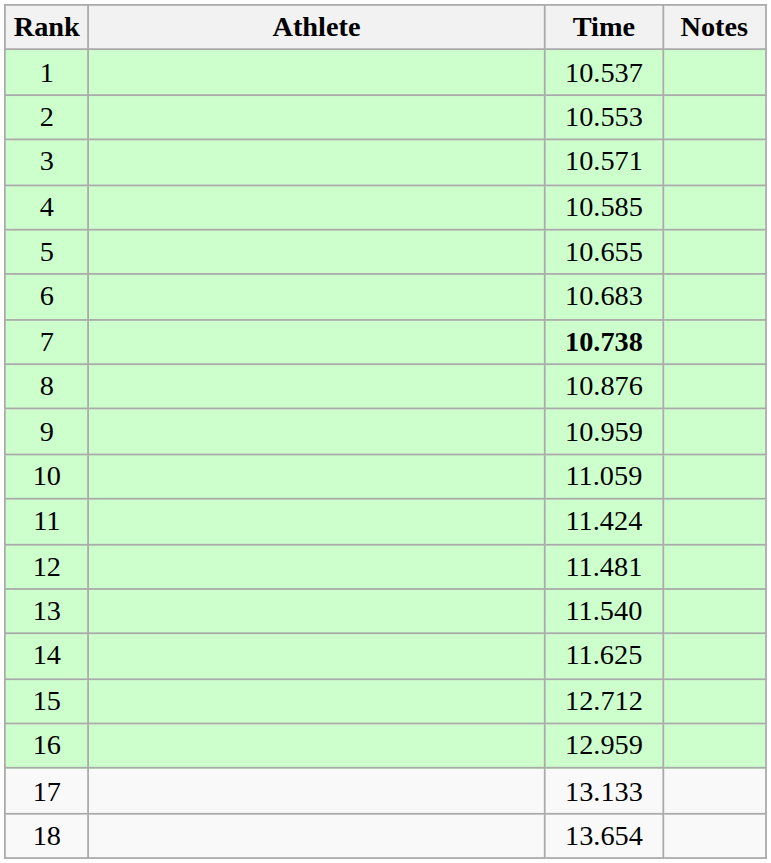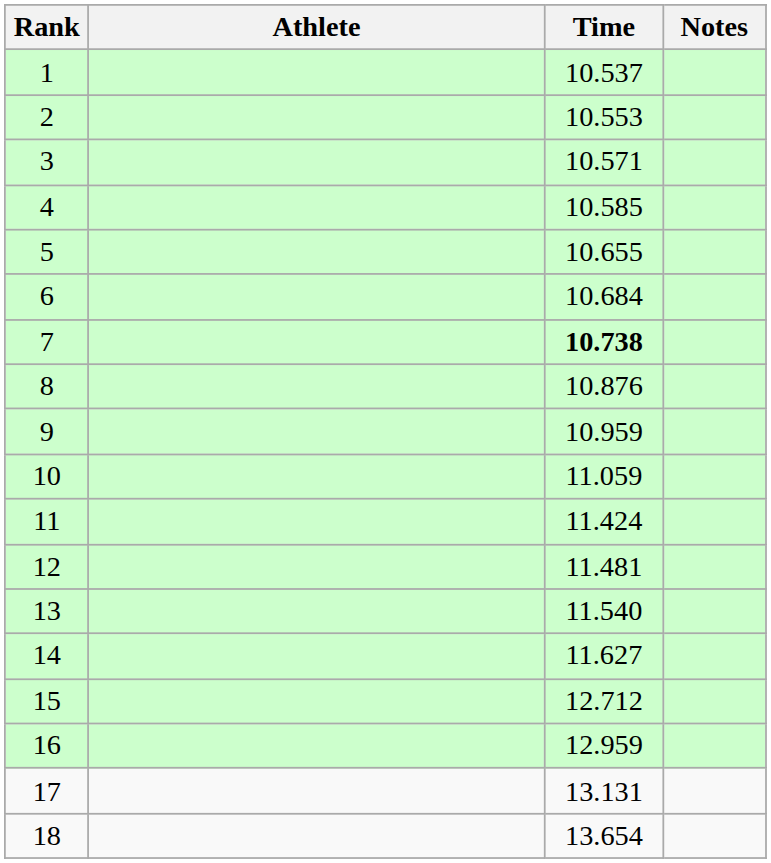(604, 296) 10.683 -> (604, 296) 10.684
(604, 655) 11.625 -> (604, 655) 11.627
(604, 790) 13.133 -> (604, 790) 13.131
